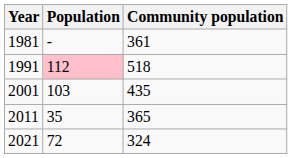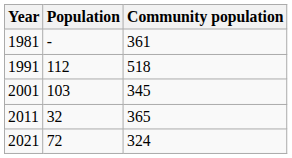(58, 66) pink background -> (58, 66) no background
(139, 91) 435 -> (139, 91) 345
(55, 116) 35 -> (55, 116) 32
